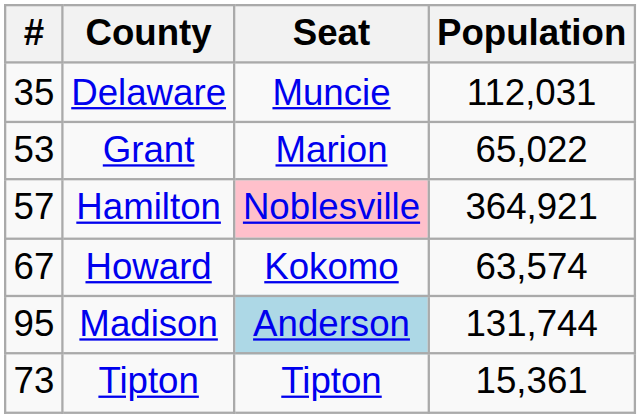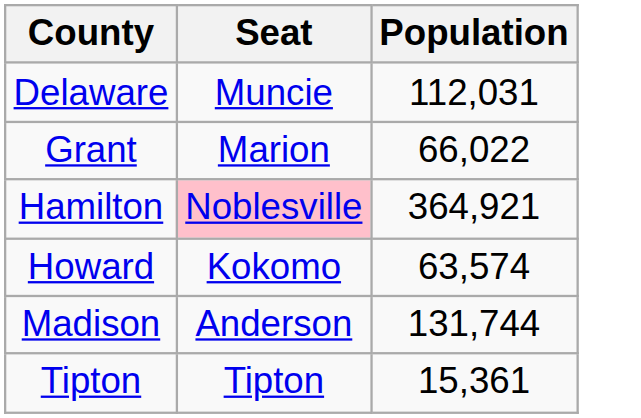- column: (34, 33)
(532, 149) 65,022 -> (474, 149) 66,022
(332, 324) lightblue background -> (274, 324) no background
